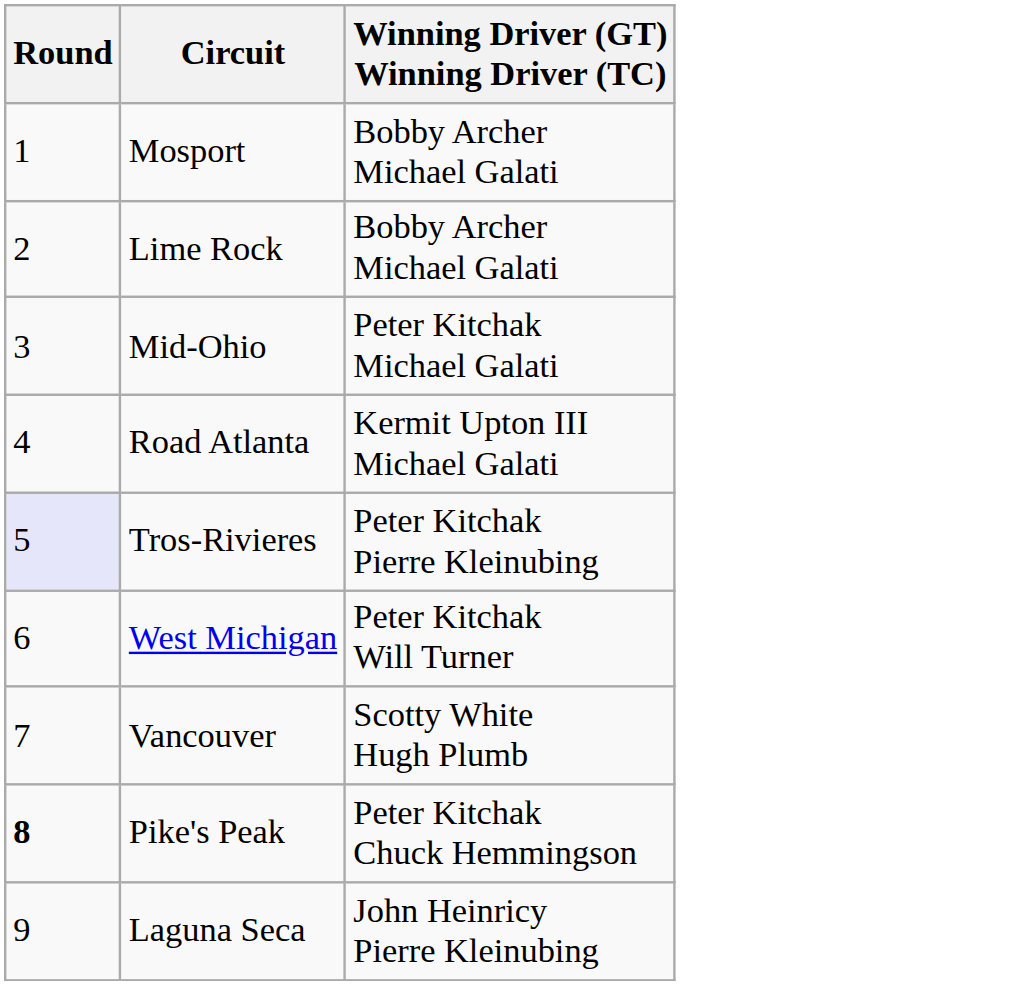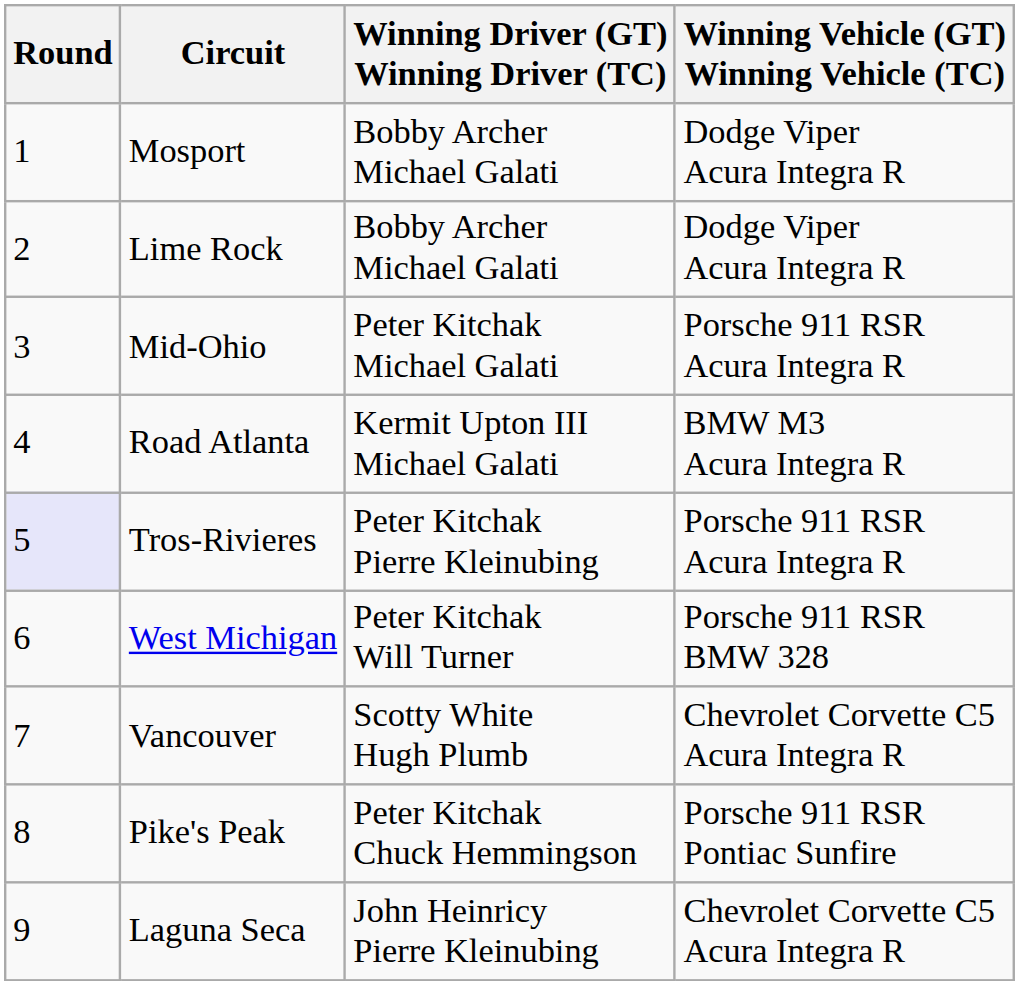+ column: (845, 53)
(22, 832) bold -> (22, 832) normal
